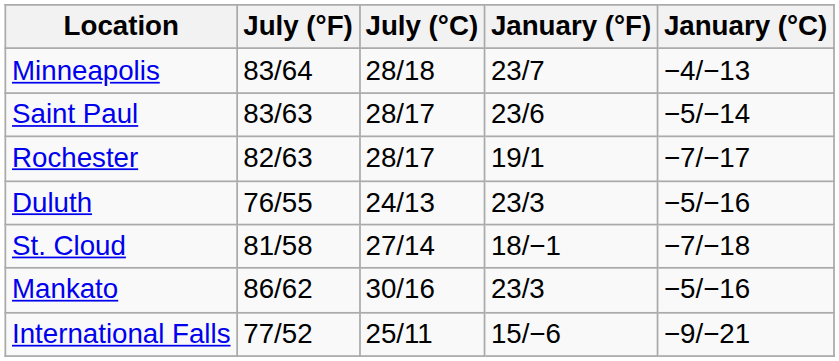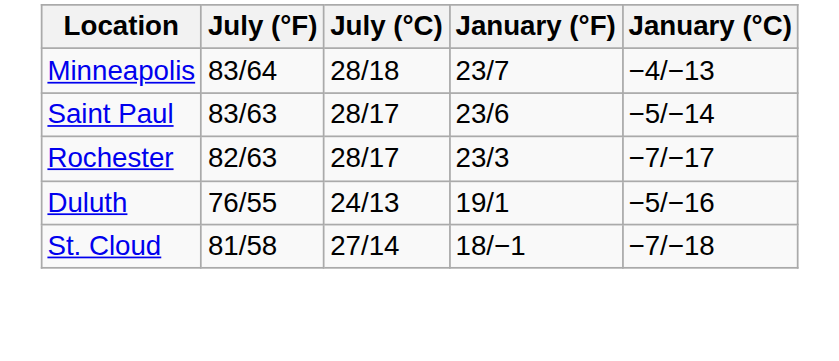(518, 158) 19/1 -> (482, 158) 23/3
(518, 202) 23/3 -> (482, 202) 19/1
- row: (65, 289)
- row: (121, 333)
